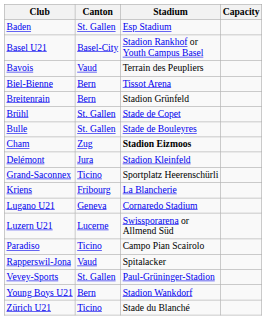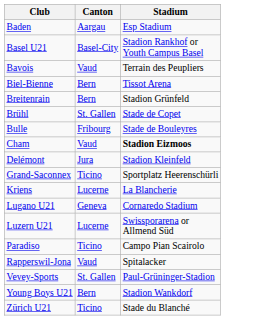- column: (241, 12)
(96, 27) St. Gallen -> (91, 27) Aargau
(96, 129) St. Gallen -> (94, 129) Fribourg
(85, 144) Zug -> (87, 144) Vaud
(94, 190) Fribourg -> (93, 190) Lucerne
